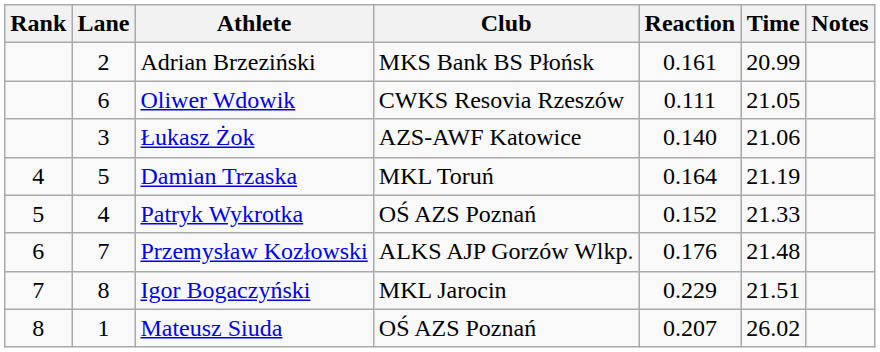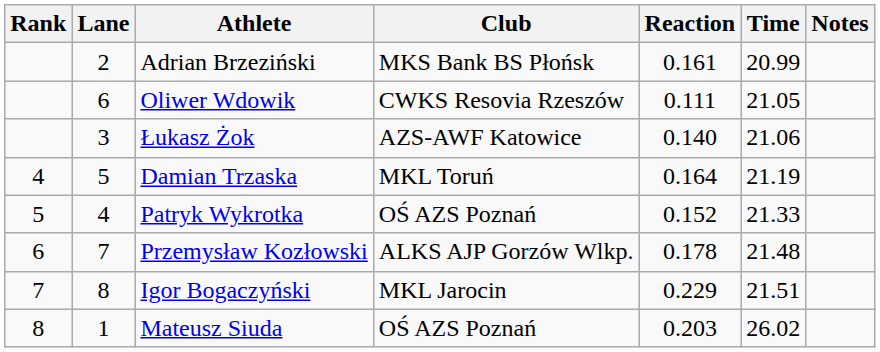(690, 251) 0.176 -> (690, 251) 0.178
(690, 328) 0.207 -> (690, 328) 0.203
